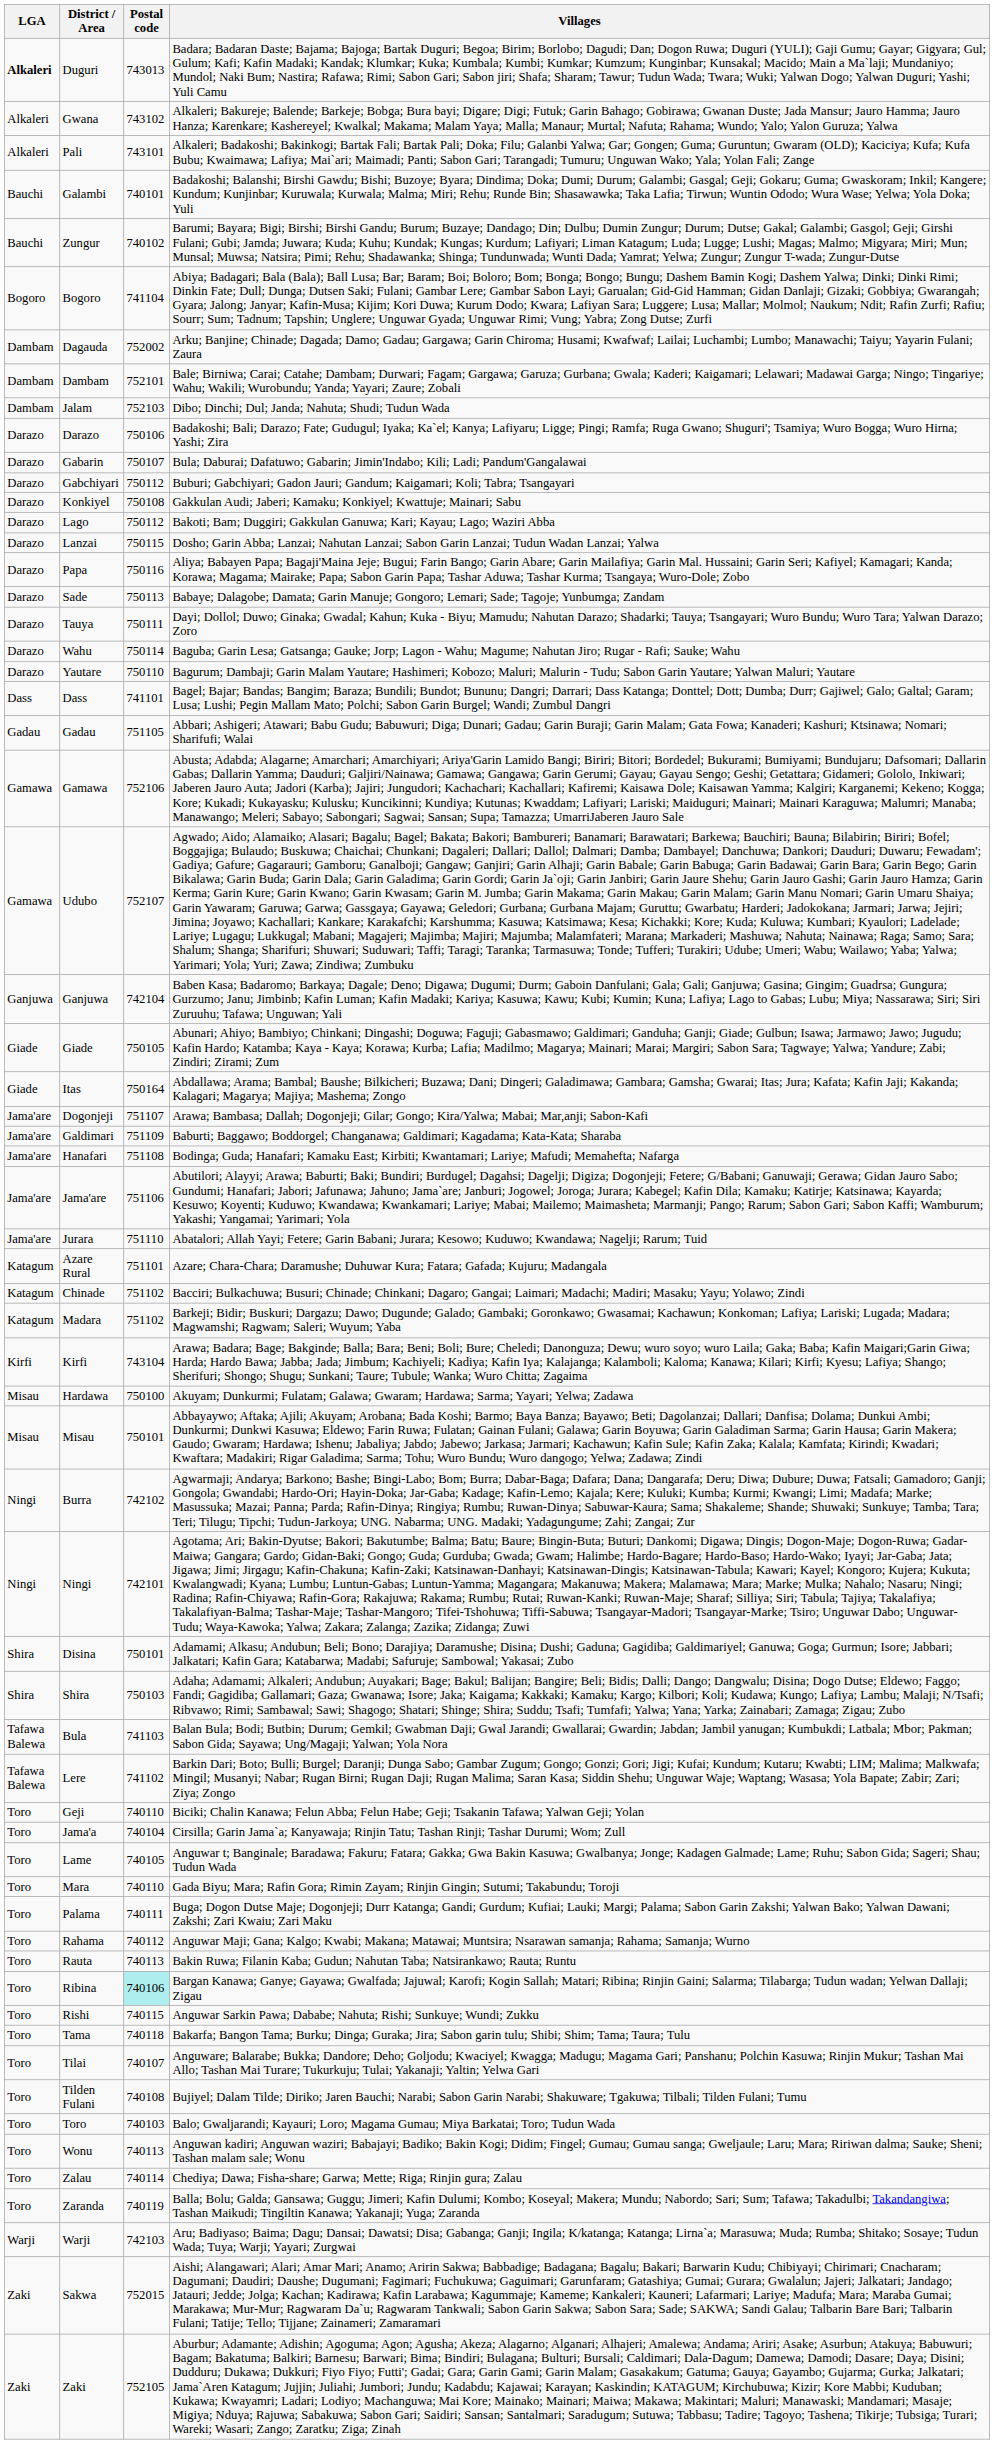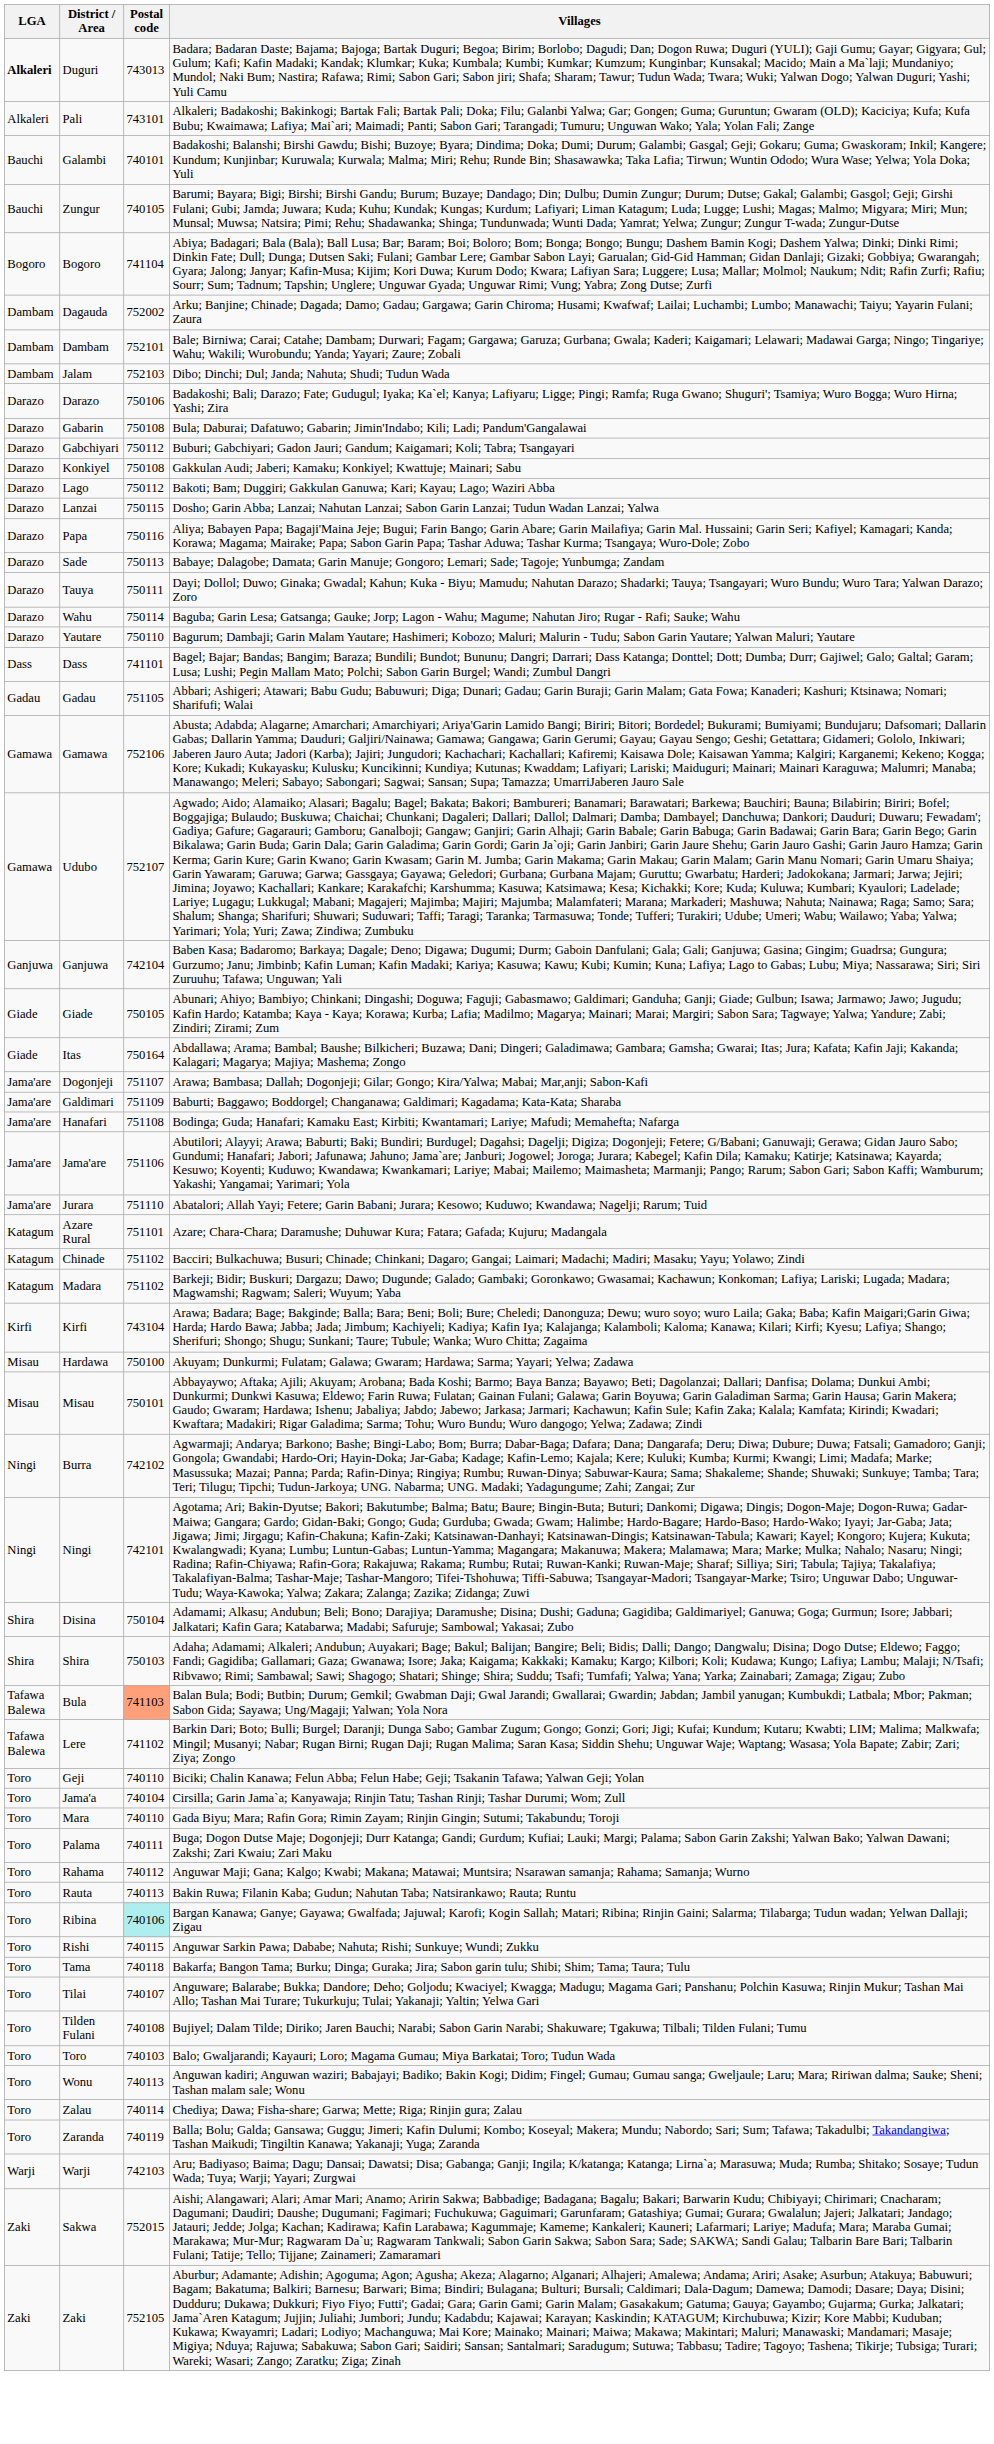- row: (80, 118)
(145, 242) 740102 -> (145, 208) 740105
(145, 462) 750107 -> (145, 428) 750108
(145, 1654) 750101 -> (145, 1619) 750104
(145, 1736) no background -> (145, 1702) lightsalmon background
- row: (77, 1859)
